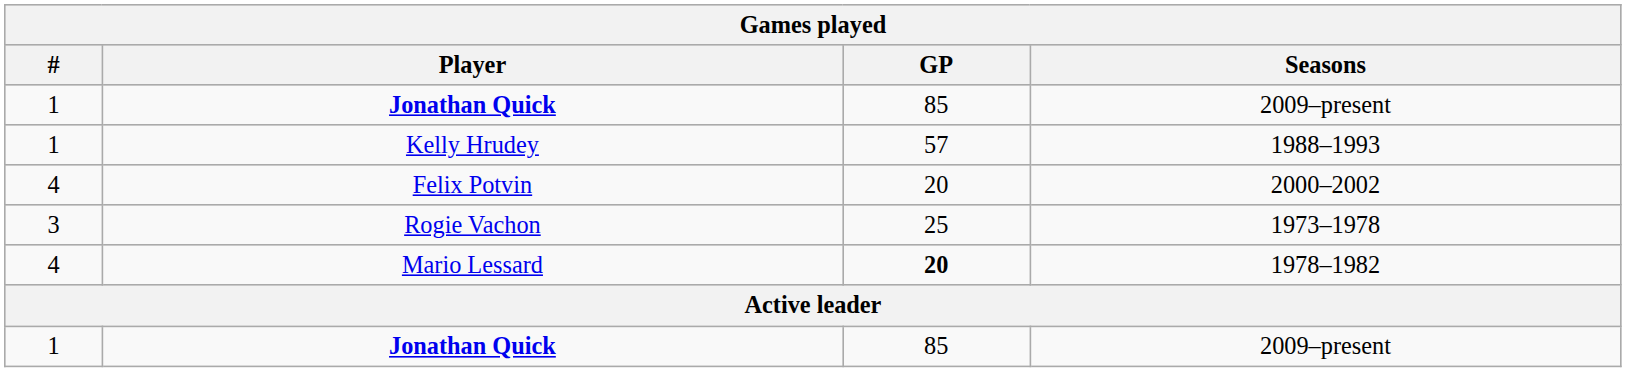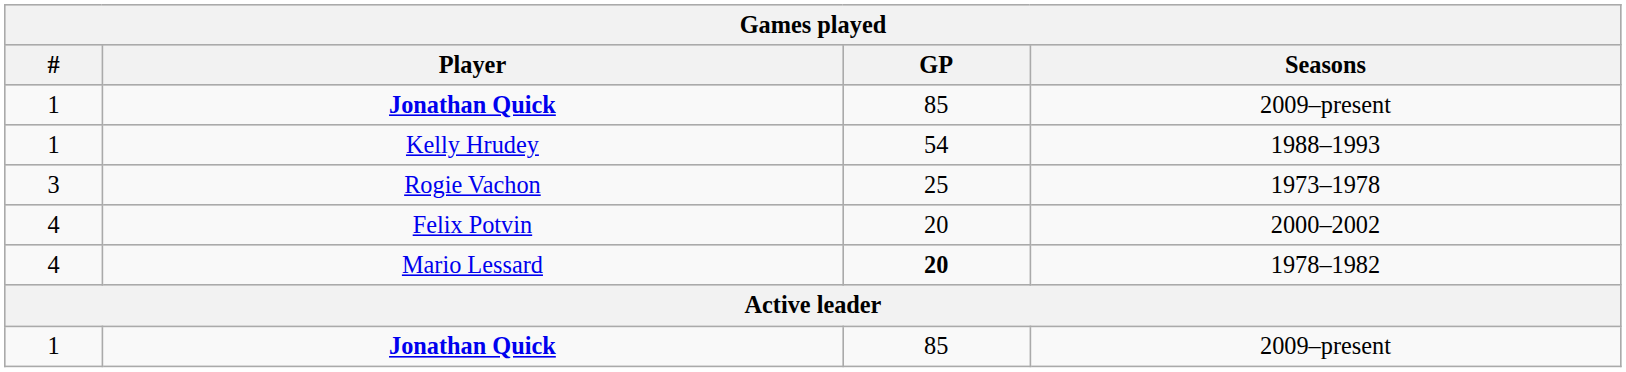(936, 145) 57 -> (936, 145) 54
rows swapped: (472, 225) <-> (472, 185)
